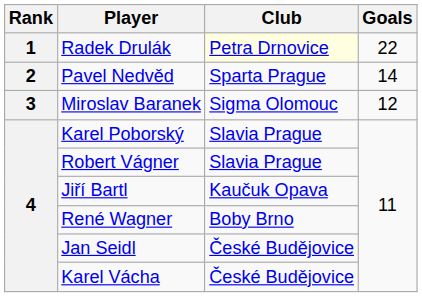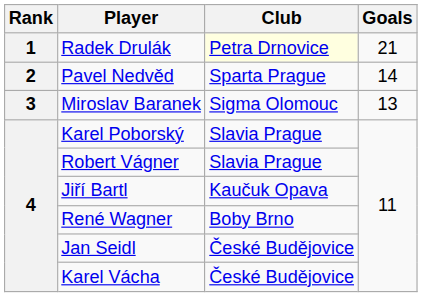(387, 47) 22 -> (387, 47) 21
(387, 104) 12 -> (387, 104) 13
